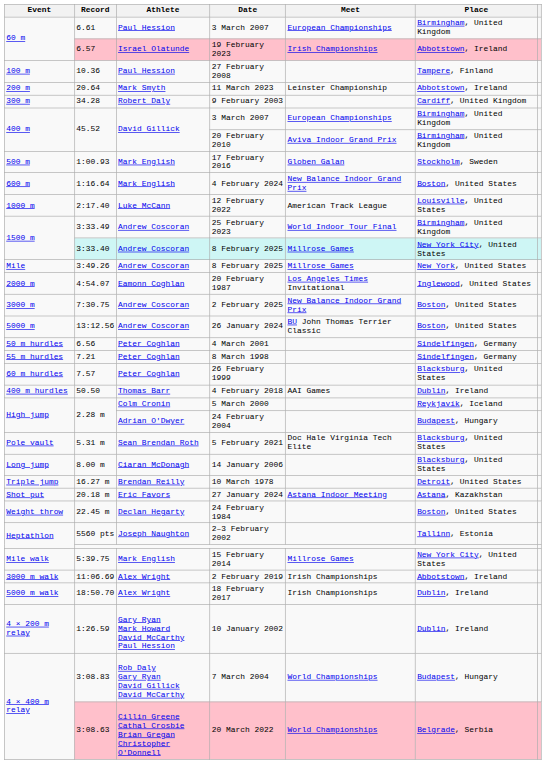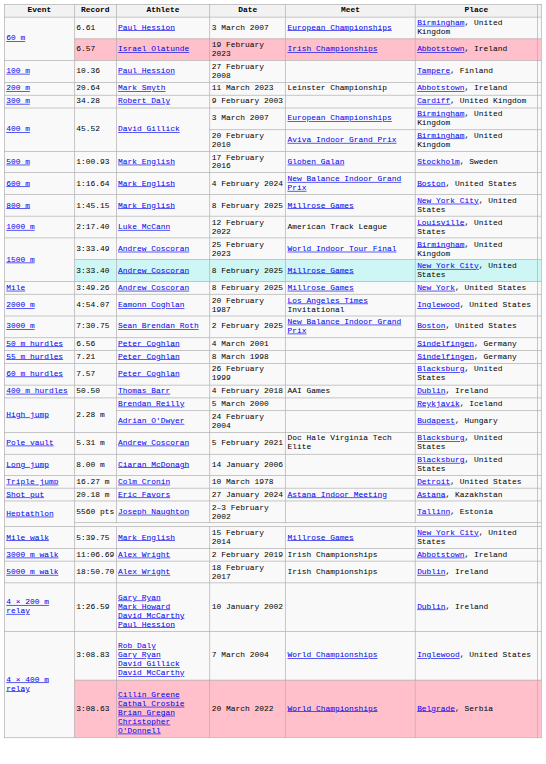+ row: (93, 206)
(154, 305) Andrew Coscoran -> (158, 327) Sean Brendan Roth
- row: (95, 327)
(144, 404) Colm Cronin -> (151, 404) Brendan Reilly
(158, 443) Sean Brendan Roth -> (154, 443) Andrew Coscoran
(151, 482) Brendan Reilly -> (144, 482) Colm Cronin
- row: (93, 512)
(457, 678) Budapest, Hungary -> (474, 656) Inglewood, United States
